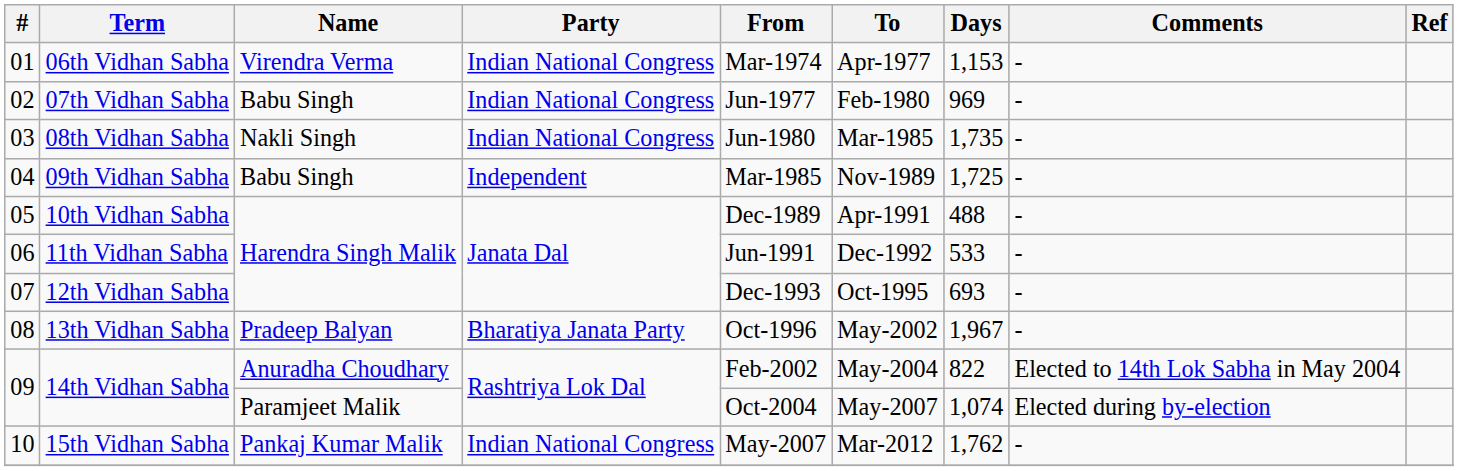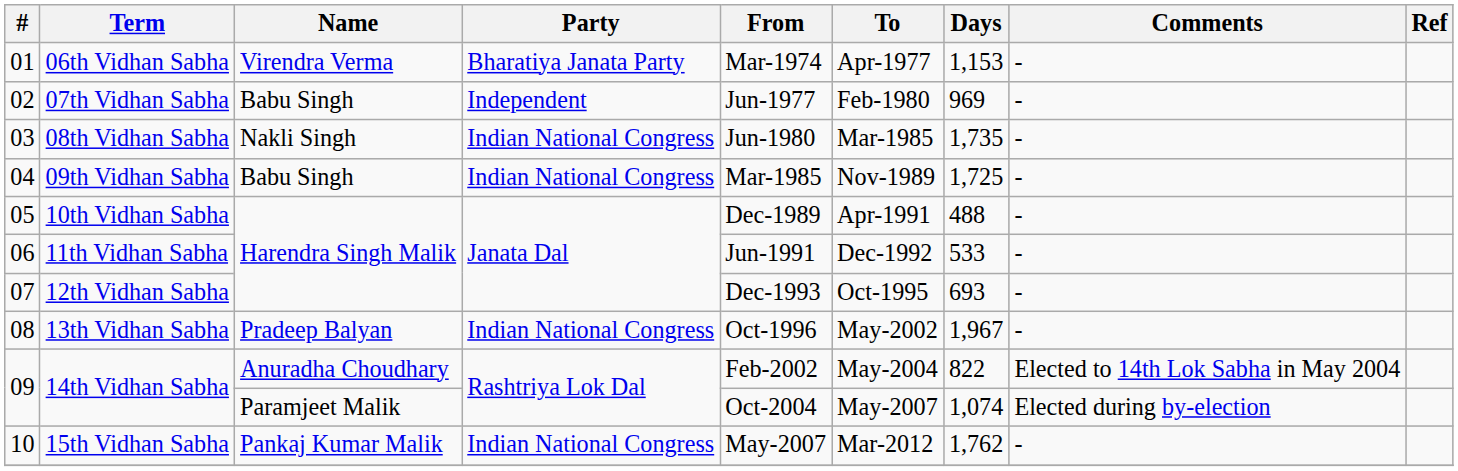(591, 61) Indian National Congress -> (576, 61) Bharatiya Janata Party
(591, 100) Indian National Congress -> (527, 100) Independent
(527, 176) Independent -> (591, 176) Indian National Congress
(576, 330) Bharatiya Janata Party -> (591, 330) Indian National Congress
